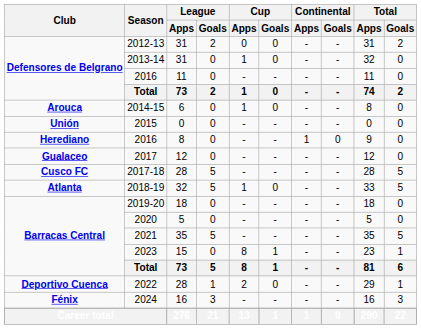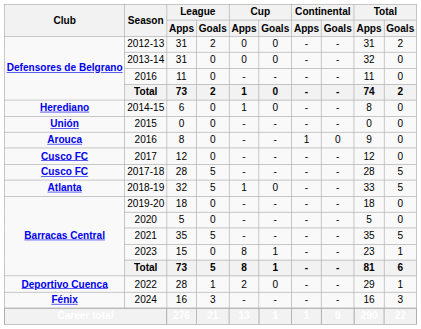(244, 60) 1 -> (244, 60) 0
(65, 108) Arouca -> (65, 108) Herediano
(65, 140) Herediano -> (65, 140) Arouca
(65, 156) Gualaceo -> (65, 156) Cusco FC
